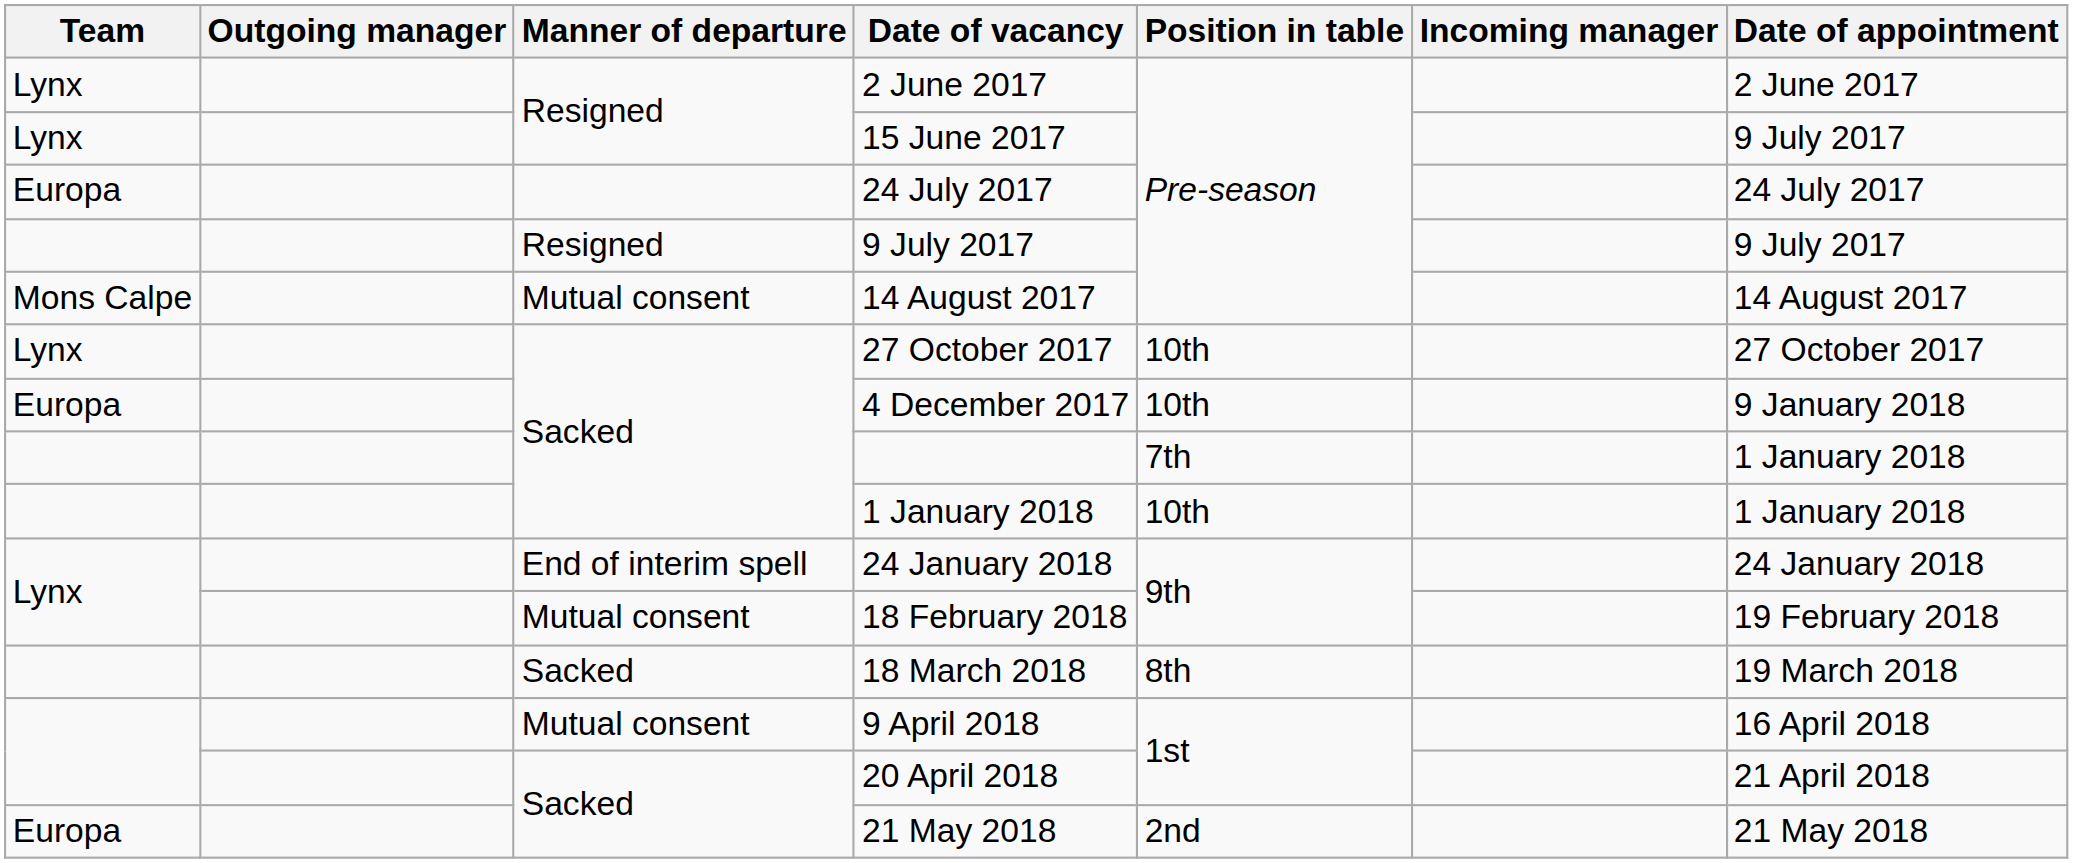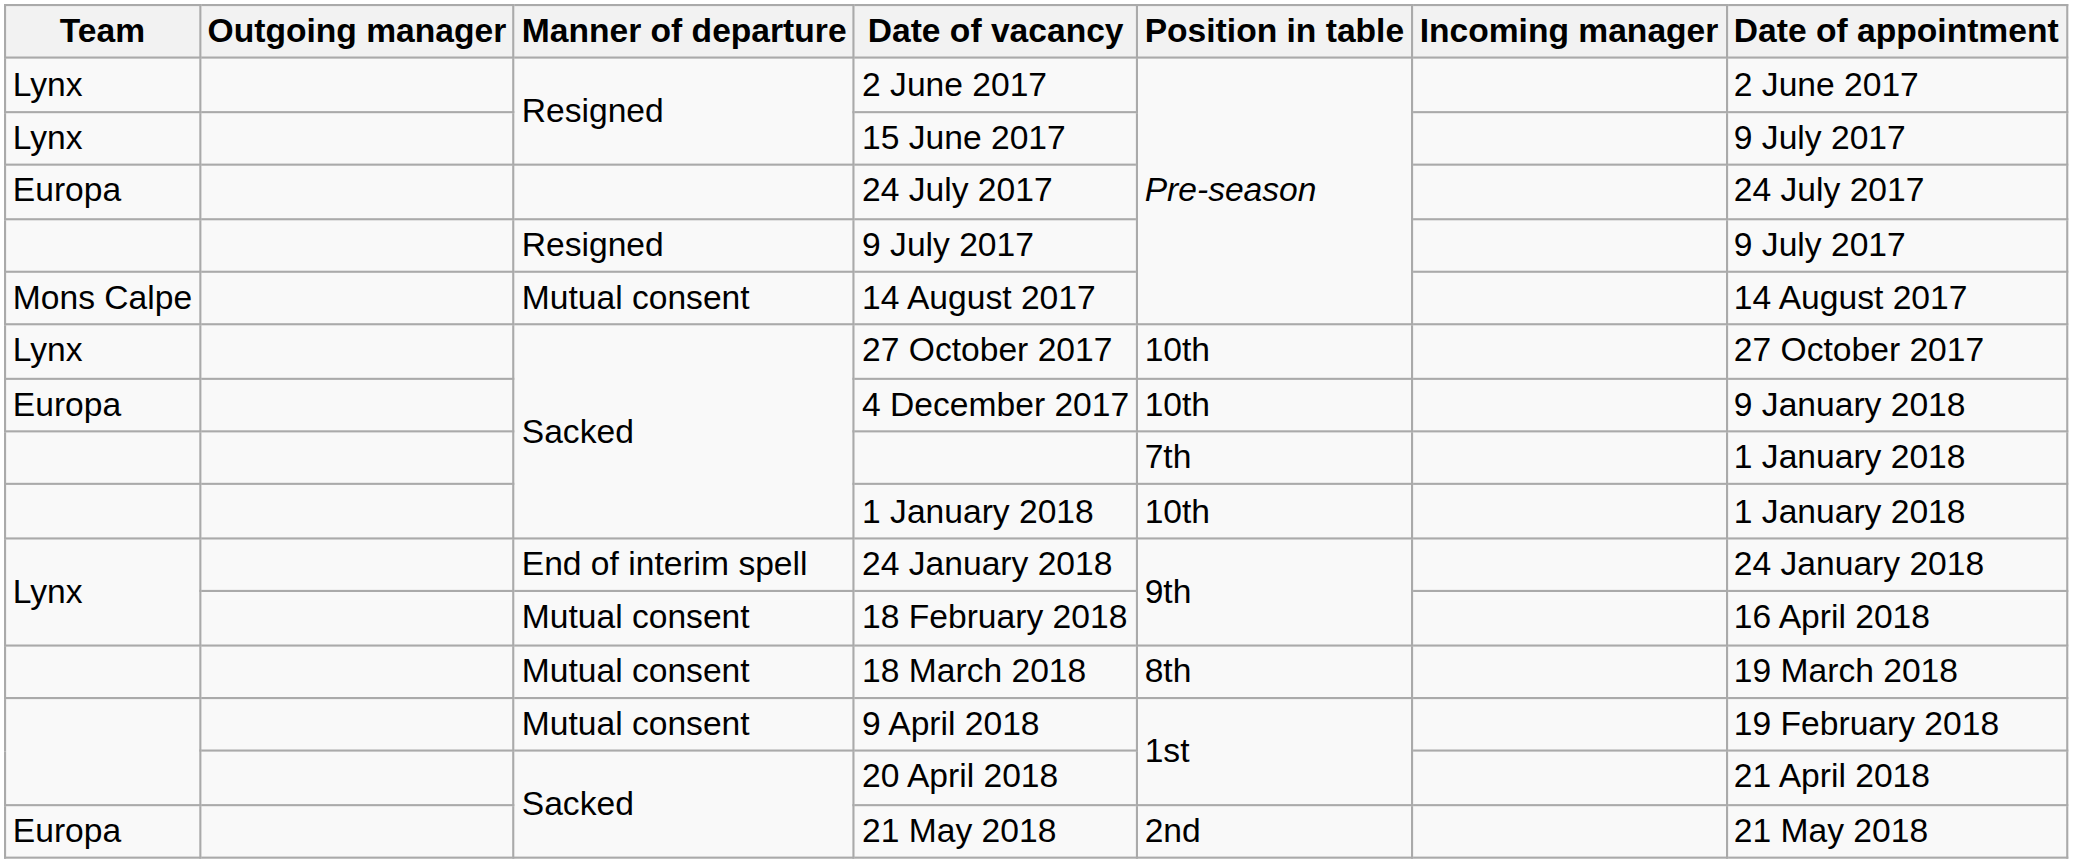(1866, 617) 19 February 2018 -> (1832, 617) 16 April 2018
(578, 670) Sacked -> (636, 670) Mutual consent
(1832, 723) 16 April 2018 -> (1866, 723) 19 February 2018
